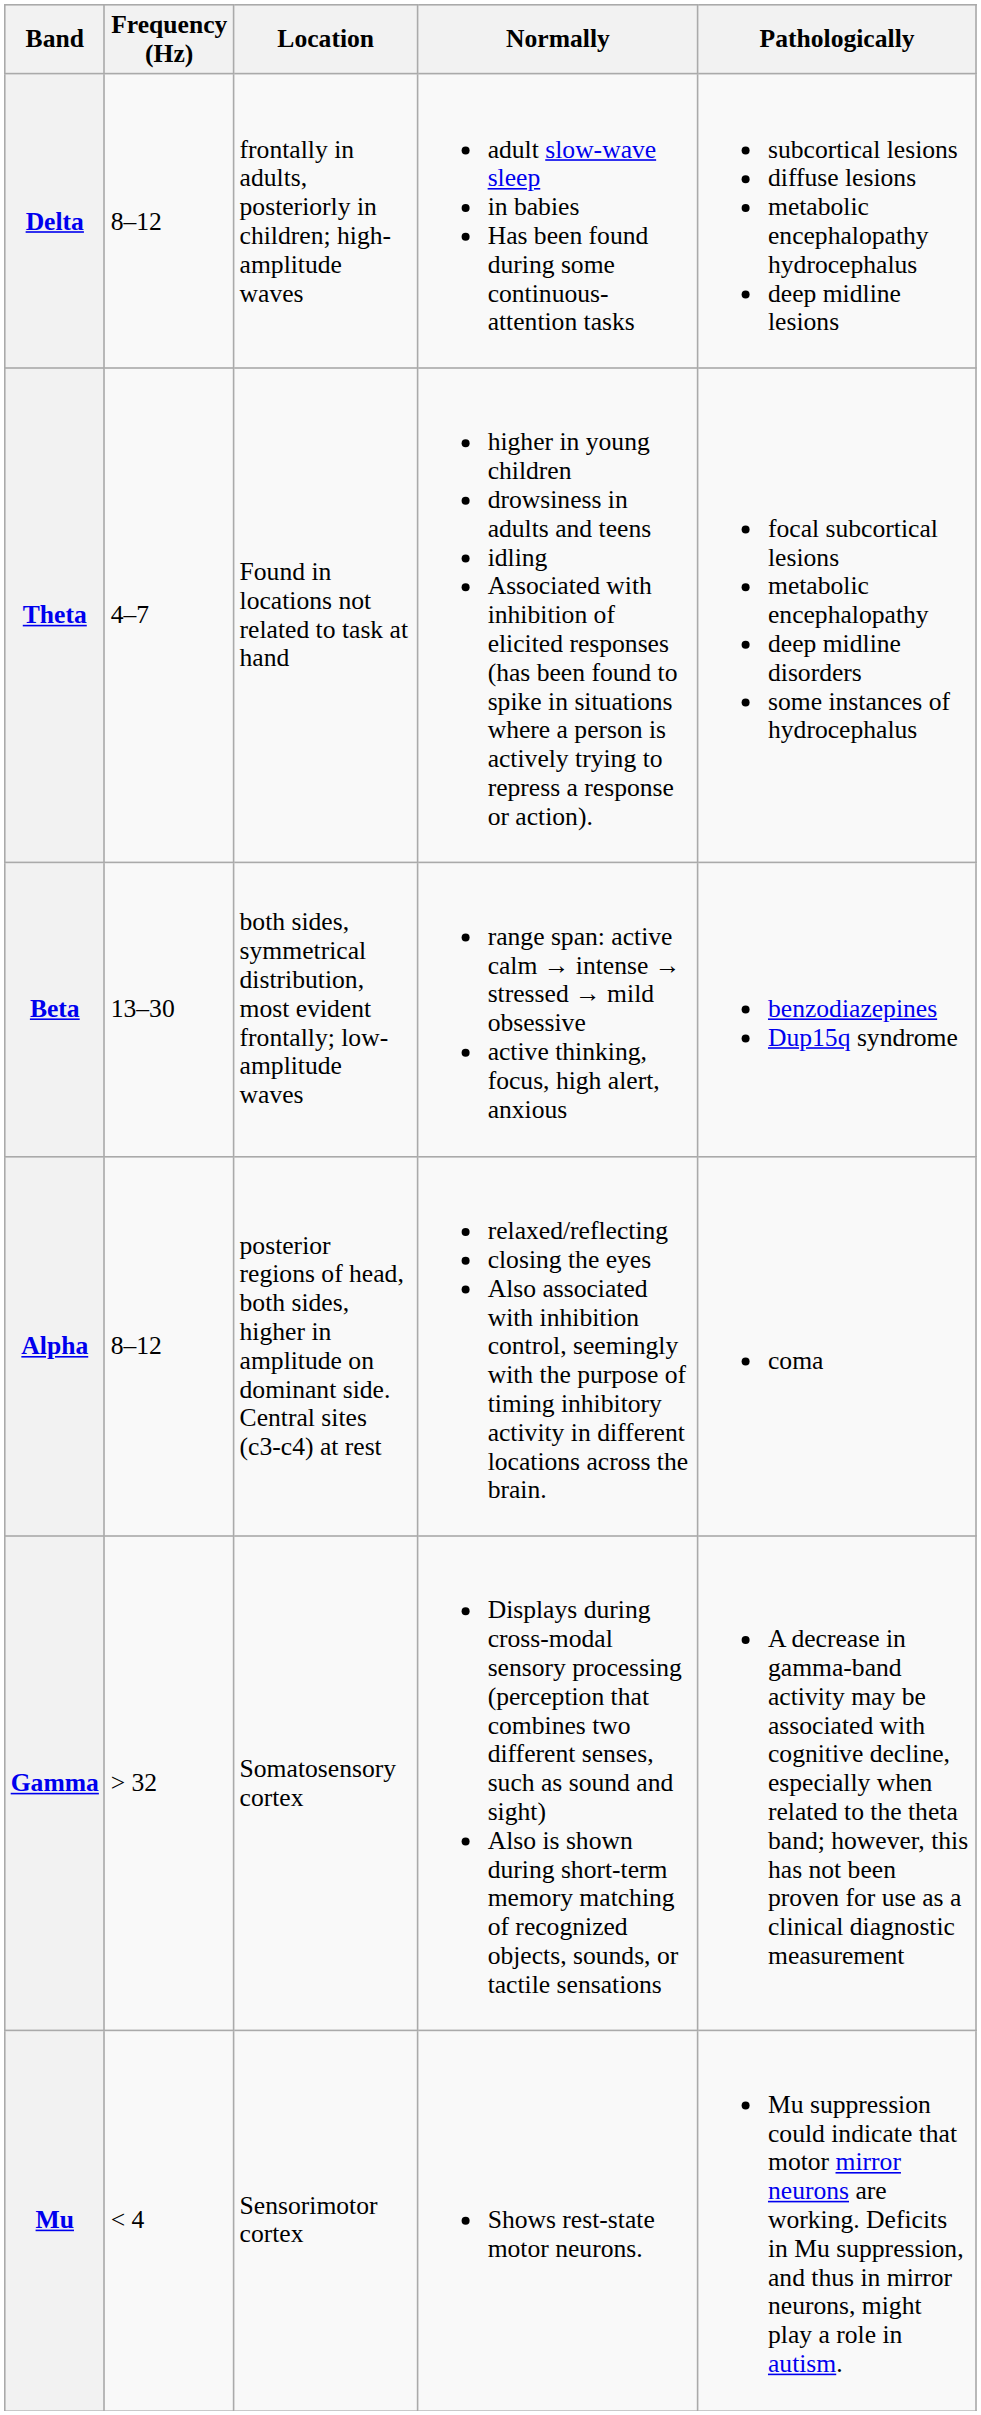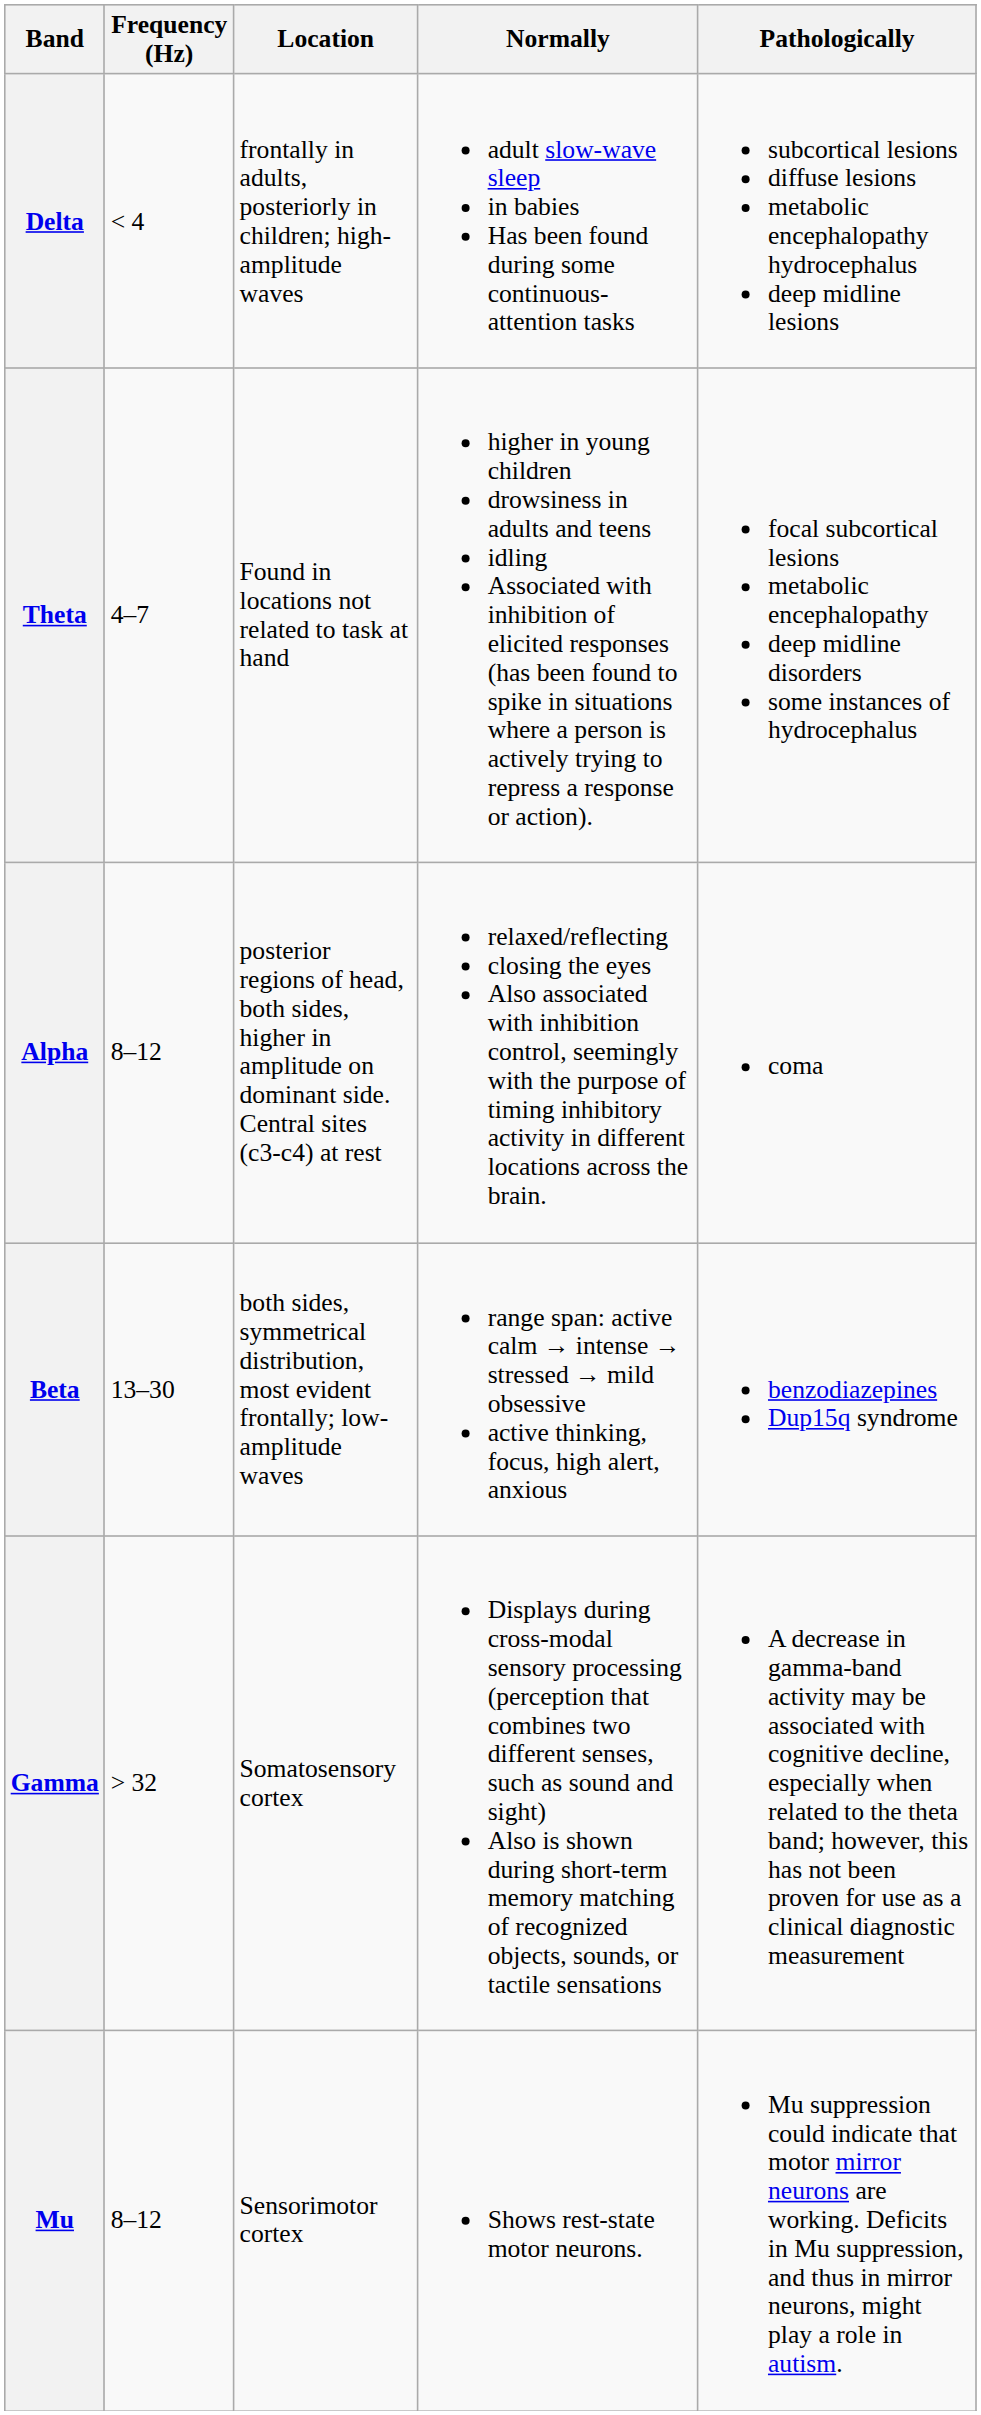(136, 220) 8–12 -> (128, 220) < 4
rows swapped: (55, 1345) <-> (55, 1009)
(128, 2220) < 4 -> (136, 2220) 8–12
